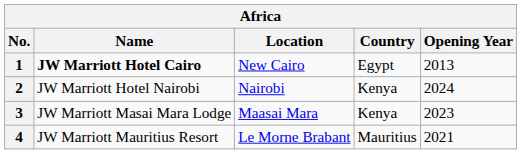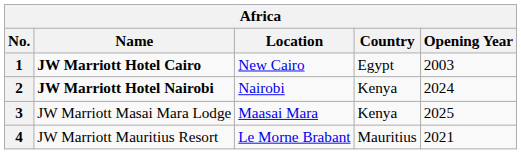(439, 64) 2013 -> (439, 64) 2003
(118, 88) normal -> (126, 88) bold
(439, 112) 2023 -> (439, 112) 2025
